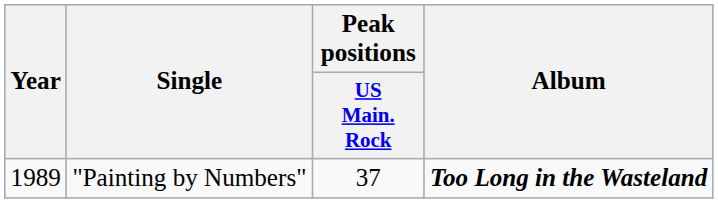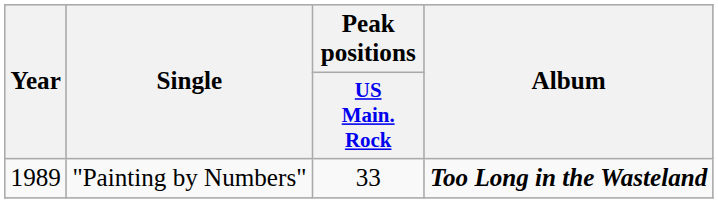(368, 177) 37 -> (368, 177) 33
